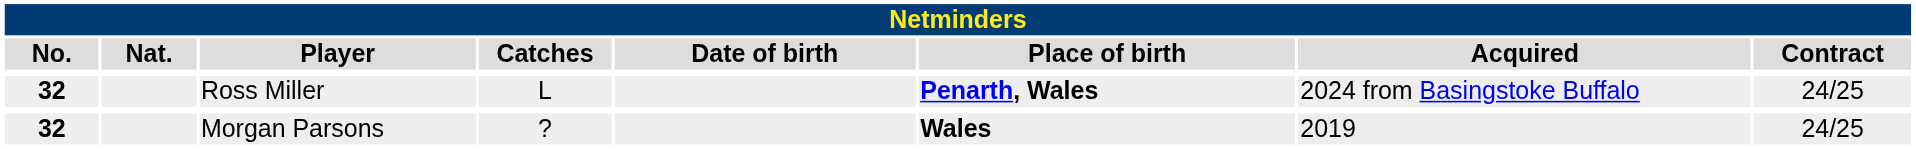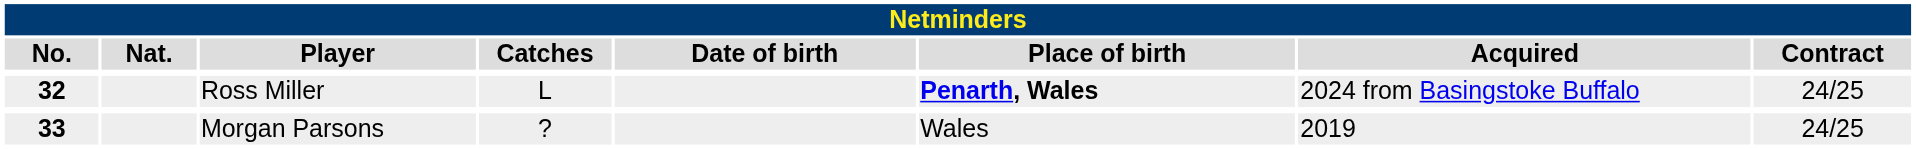(52, 128) 32 -> (52, 128) 33
(956, 128) bold -> (954, 128) normal
